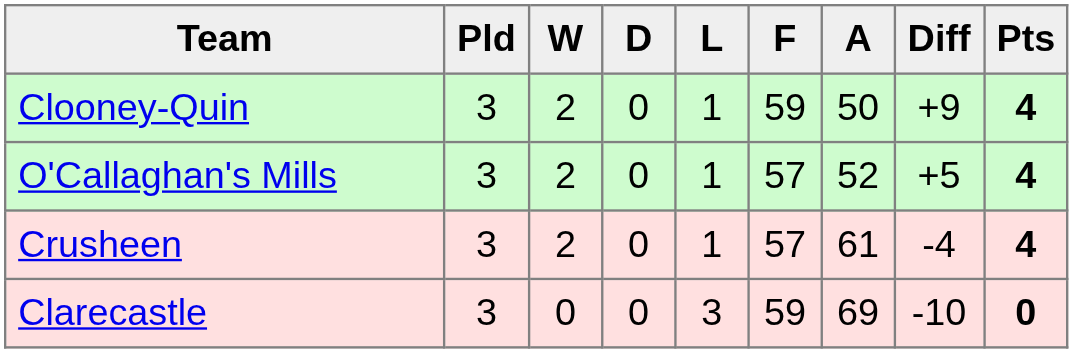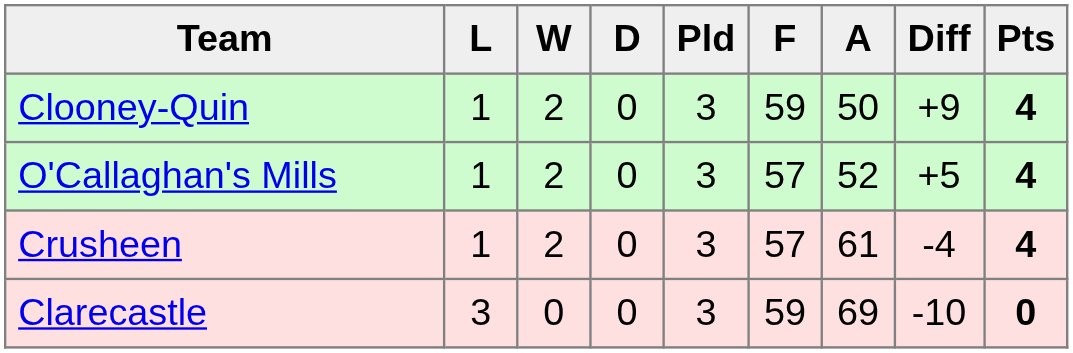columns swapped: (486, 38) <-> (712, 38)
